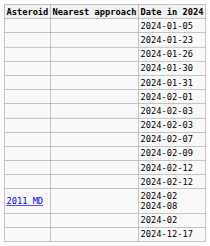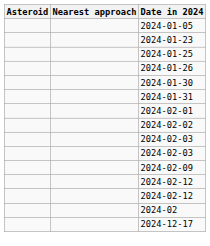+ row: (27, 54)
+ row: (27, 125)
- row: (27, 139)
- row: (25, 201)
